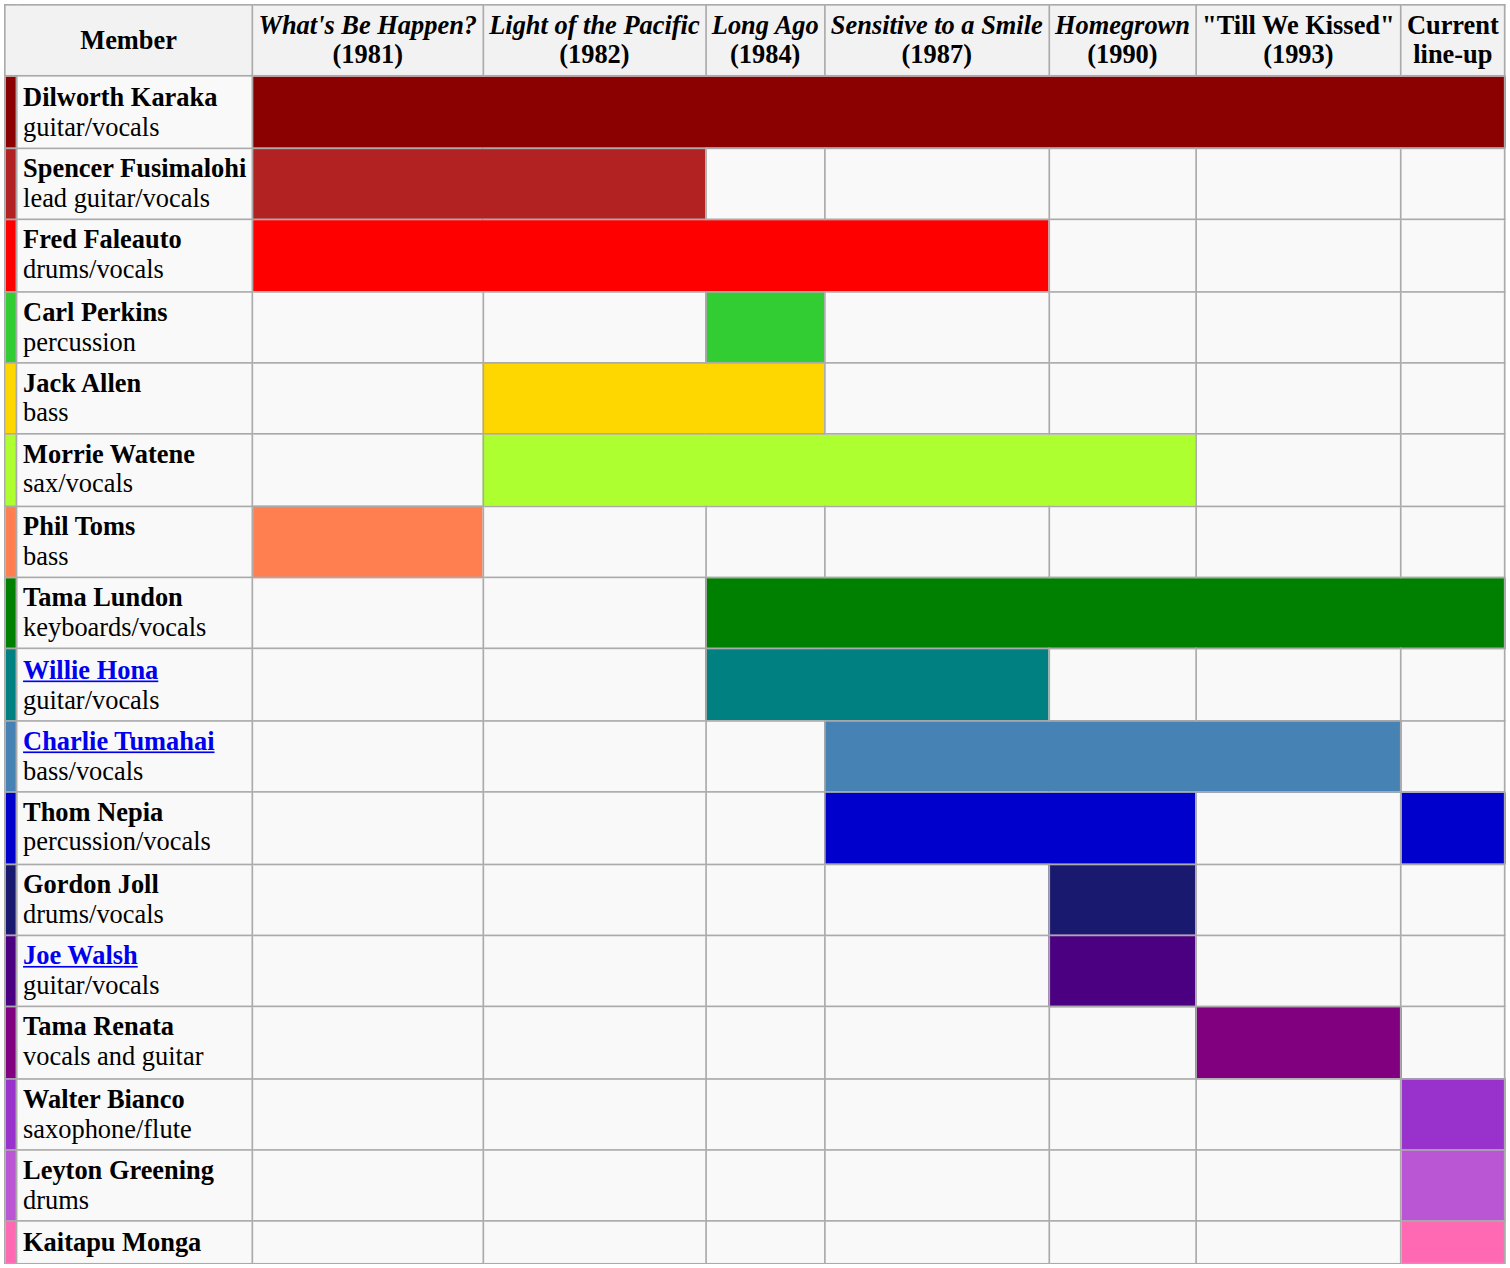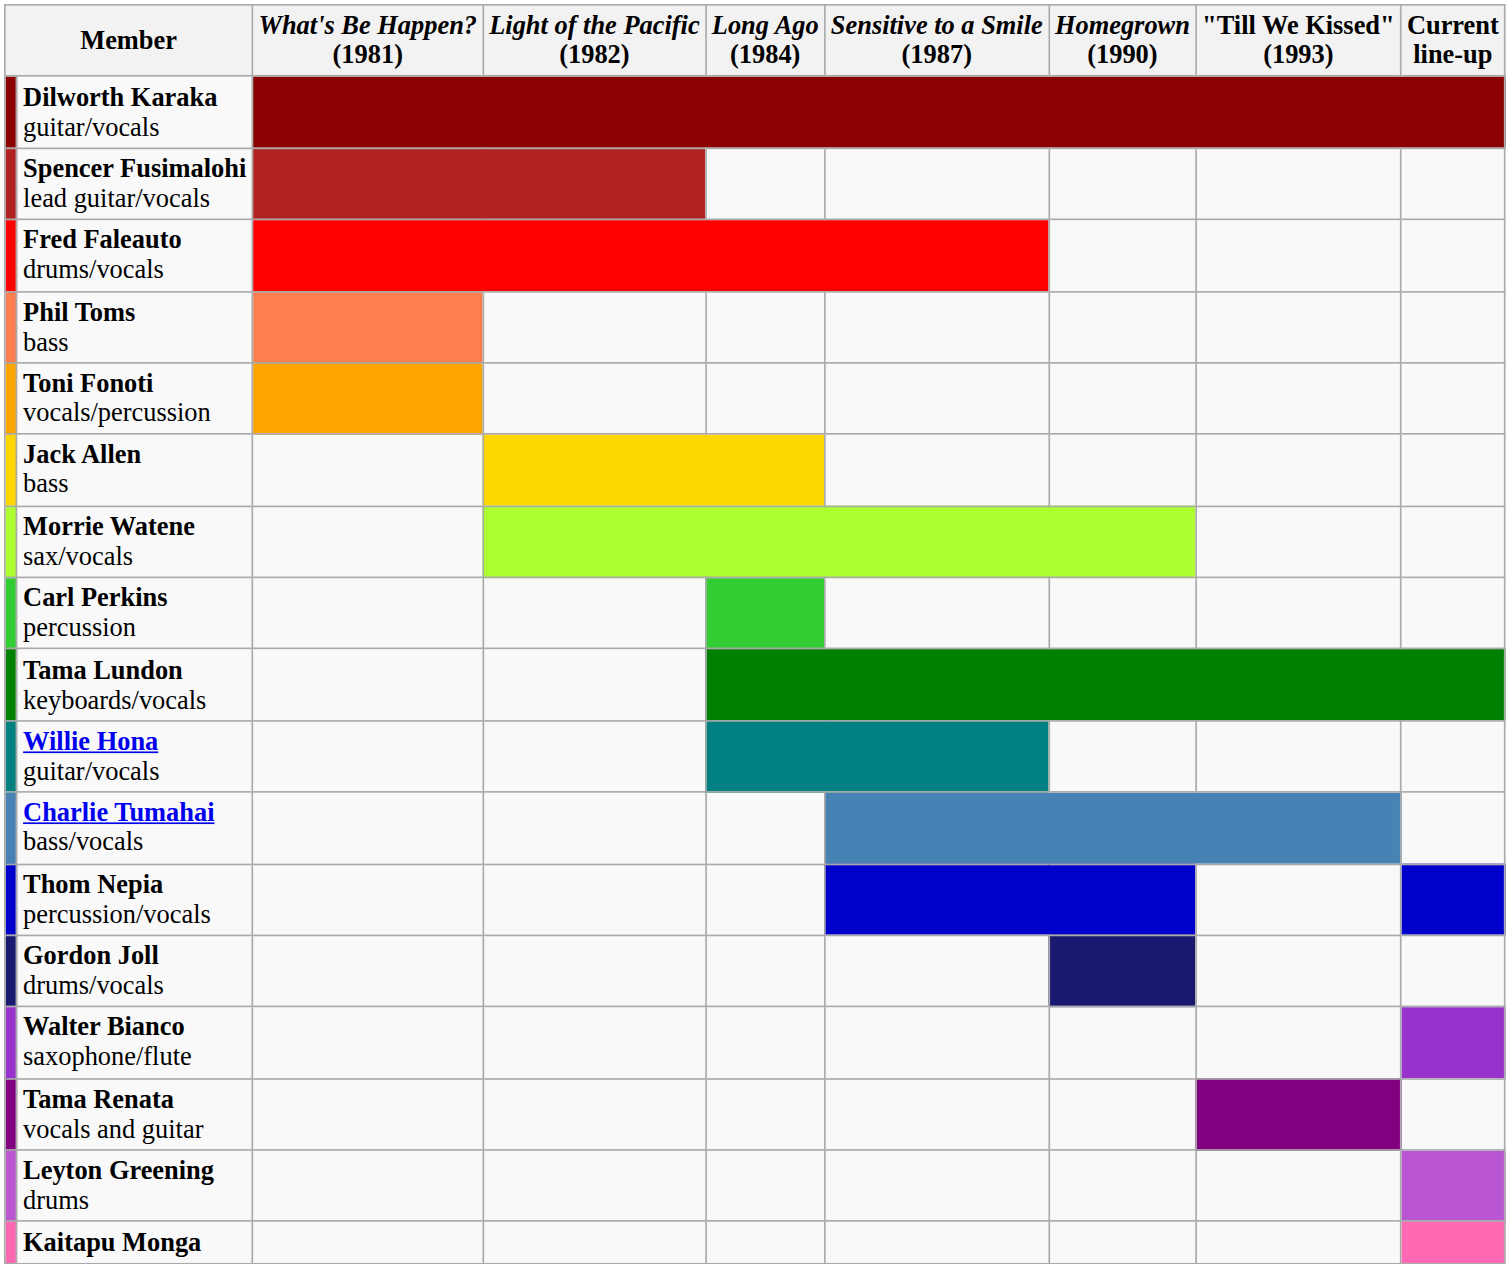rows swapped: (79, 541) <-> (95, 326)
+ row: (117, 398)
- row: (91, 970)
rows swapped: (113, 1042) <-> (107, 1113)
